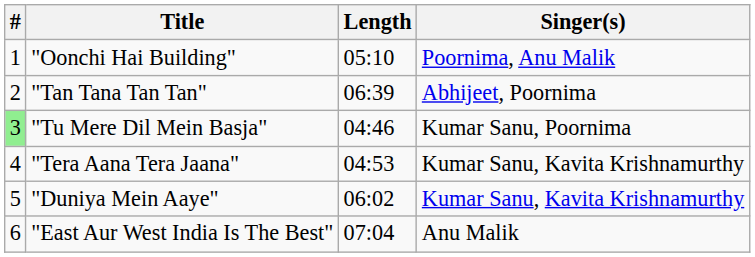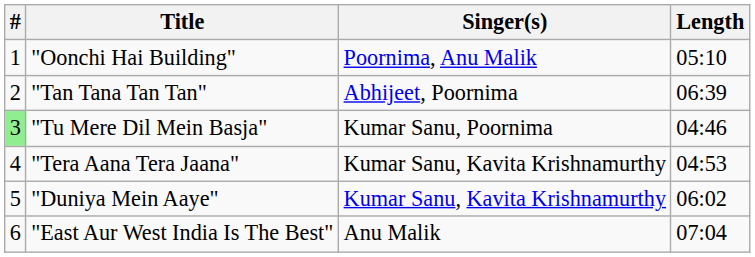columns swapped: (583, 22) <-> (378, 22)
